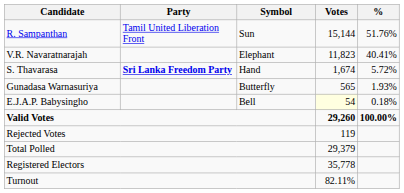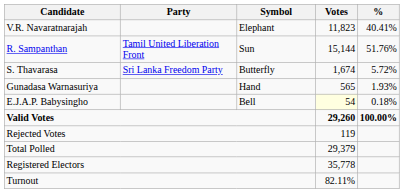rows swapped: (37, 33) <-> (47, 54)
(177, 70) bold -> (173, 70) normal
(250, 70) Hand -> (257, 70) Butterfly
(257, 86) Butterfly -> (250, 86) Hand
